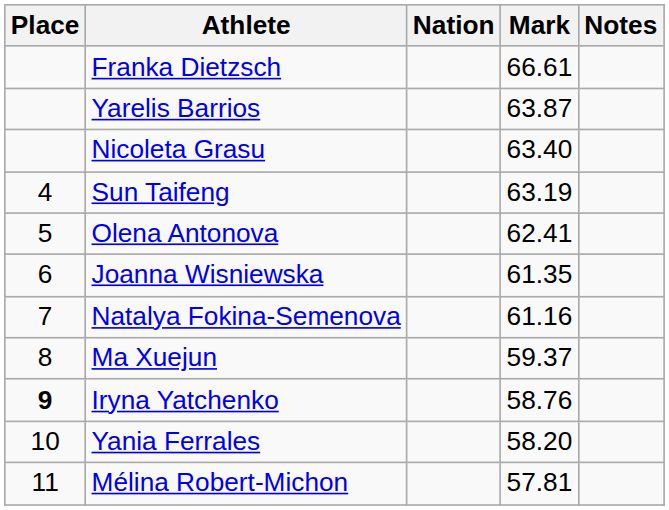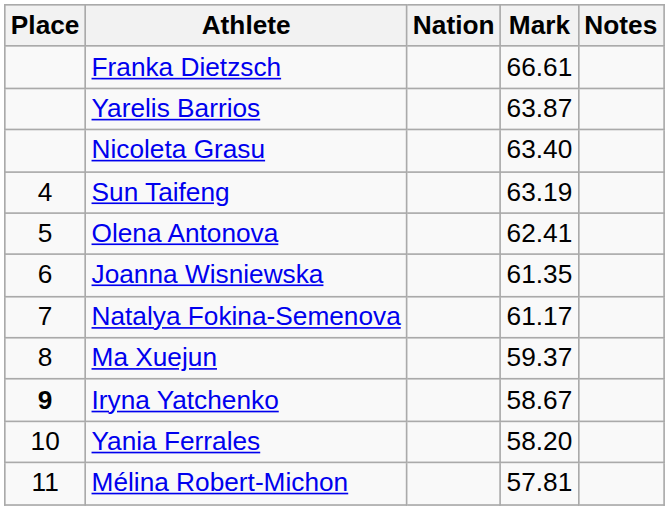(539, 316) 61.16 -> (539, 316) 61.17
(539, 399) 58.76 -> (539, 399) 58.67
